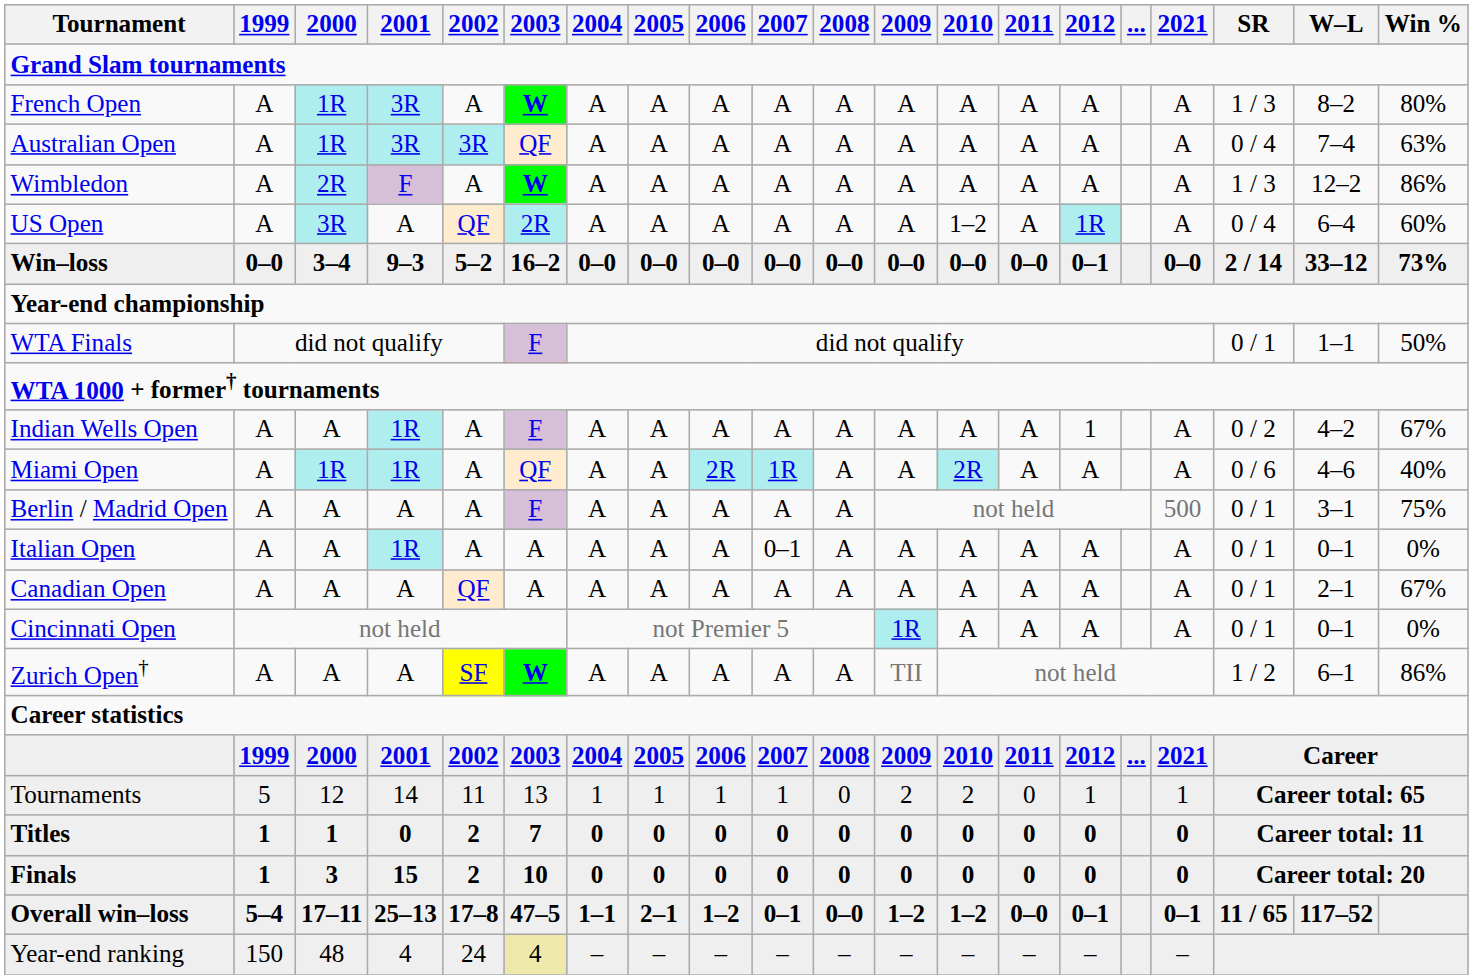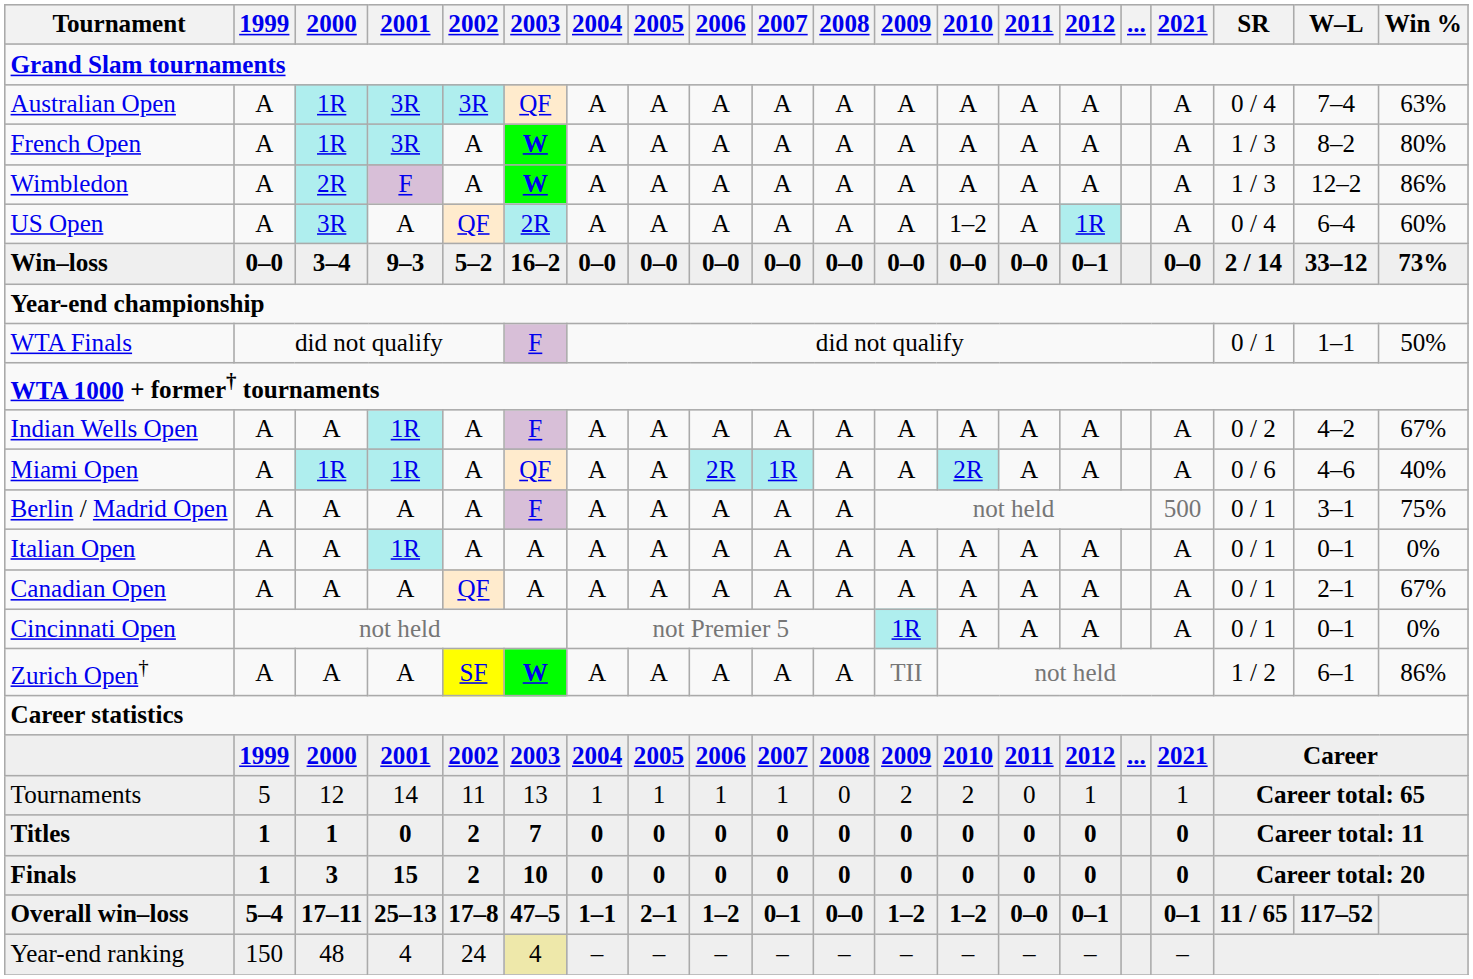rows swapped: (93, 143) <-> (76, 104)
(1090, 429) 1 -> (1090, 429) A
(783, 549) 0–1 -> (783, 549) A
